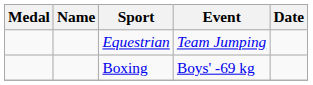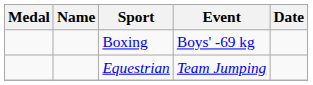rows swapped: (125, 67) <-> (136, 42)
